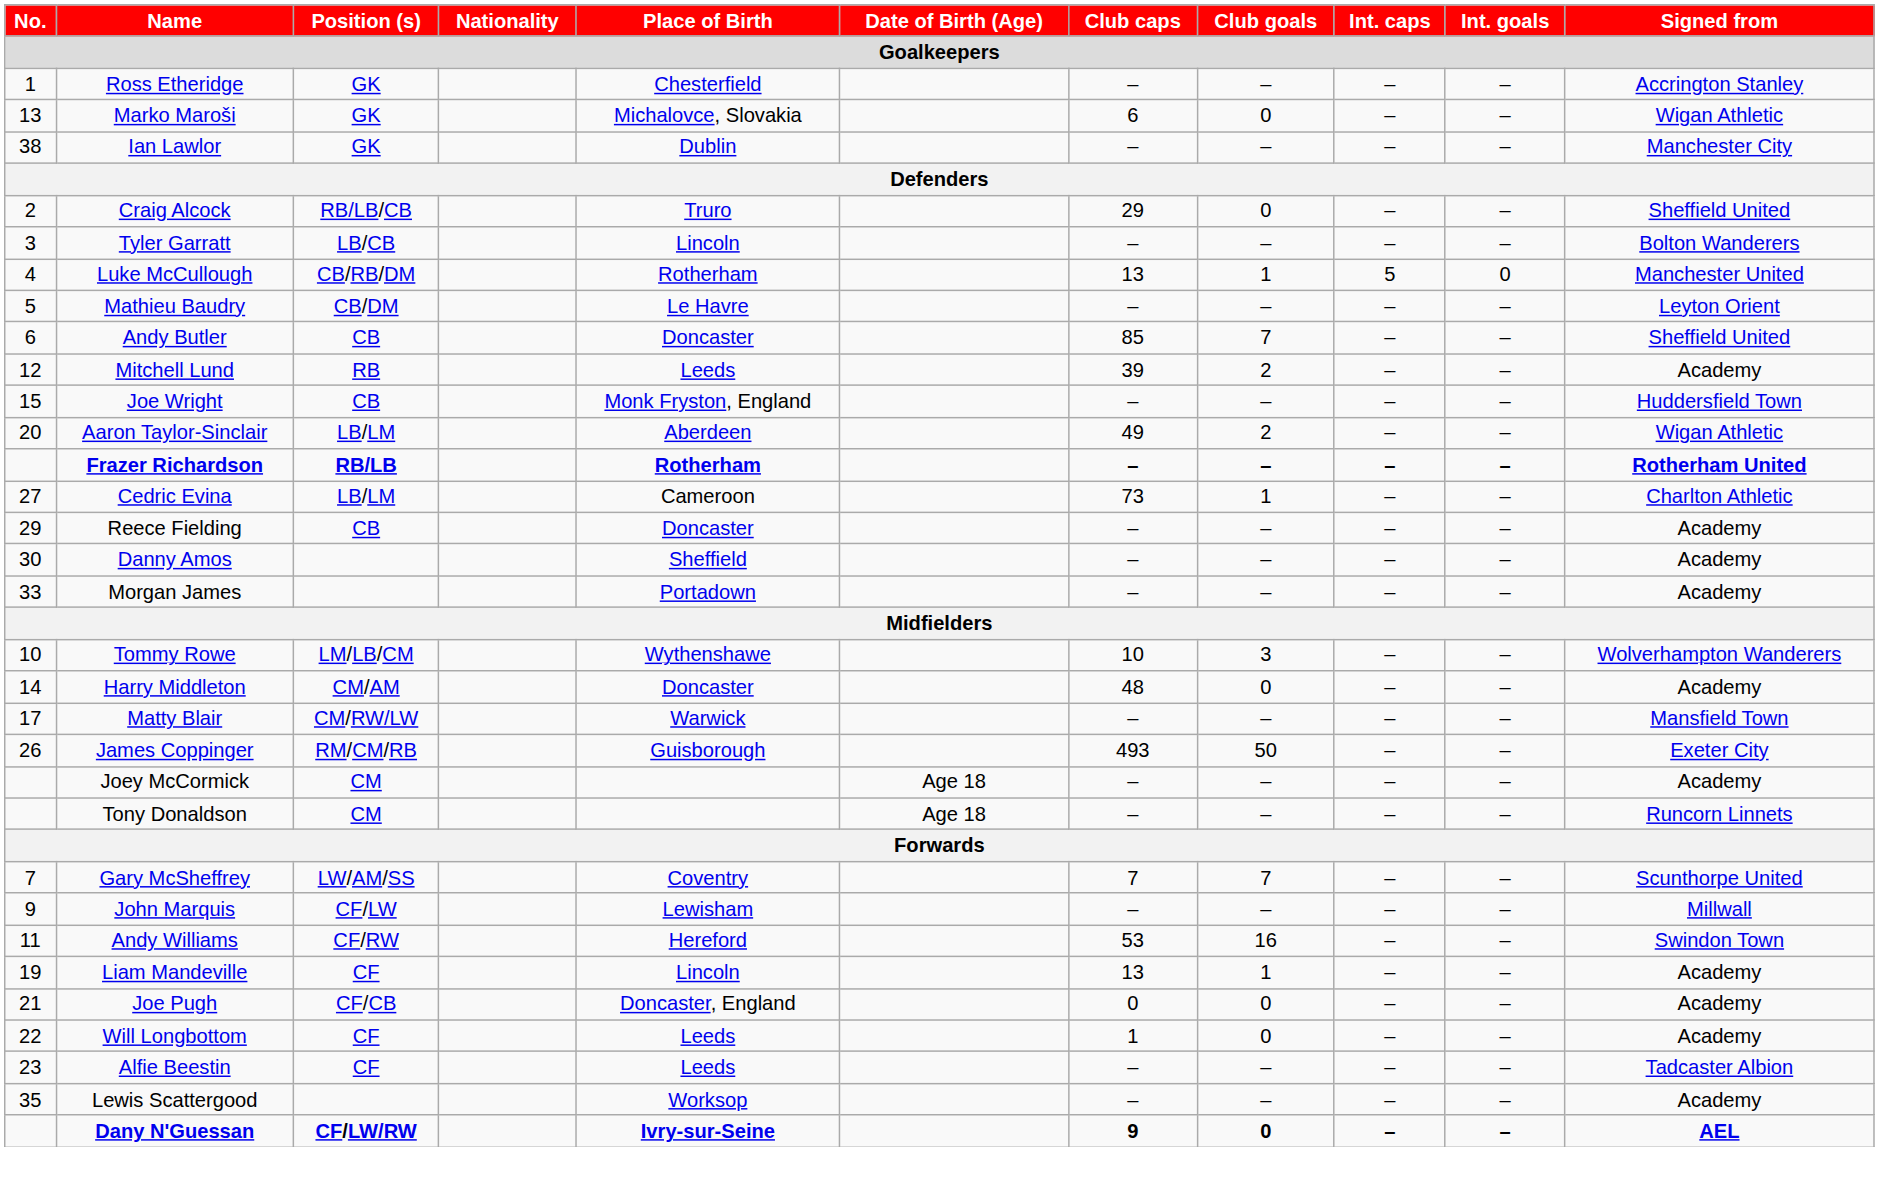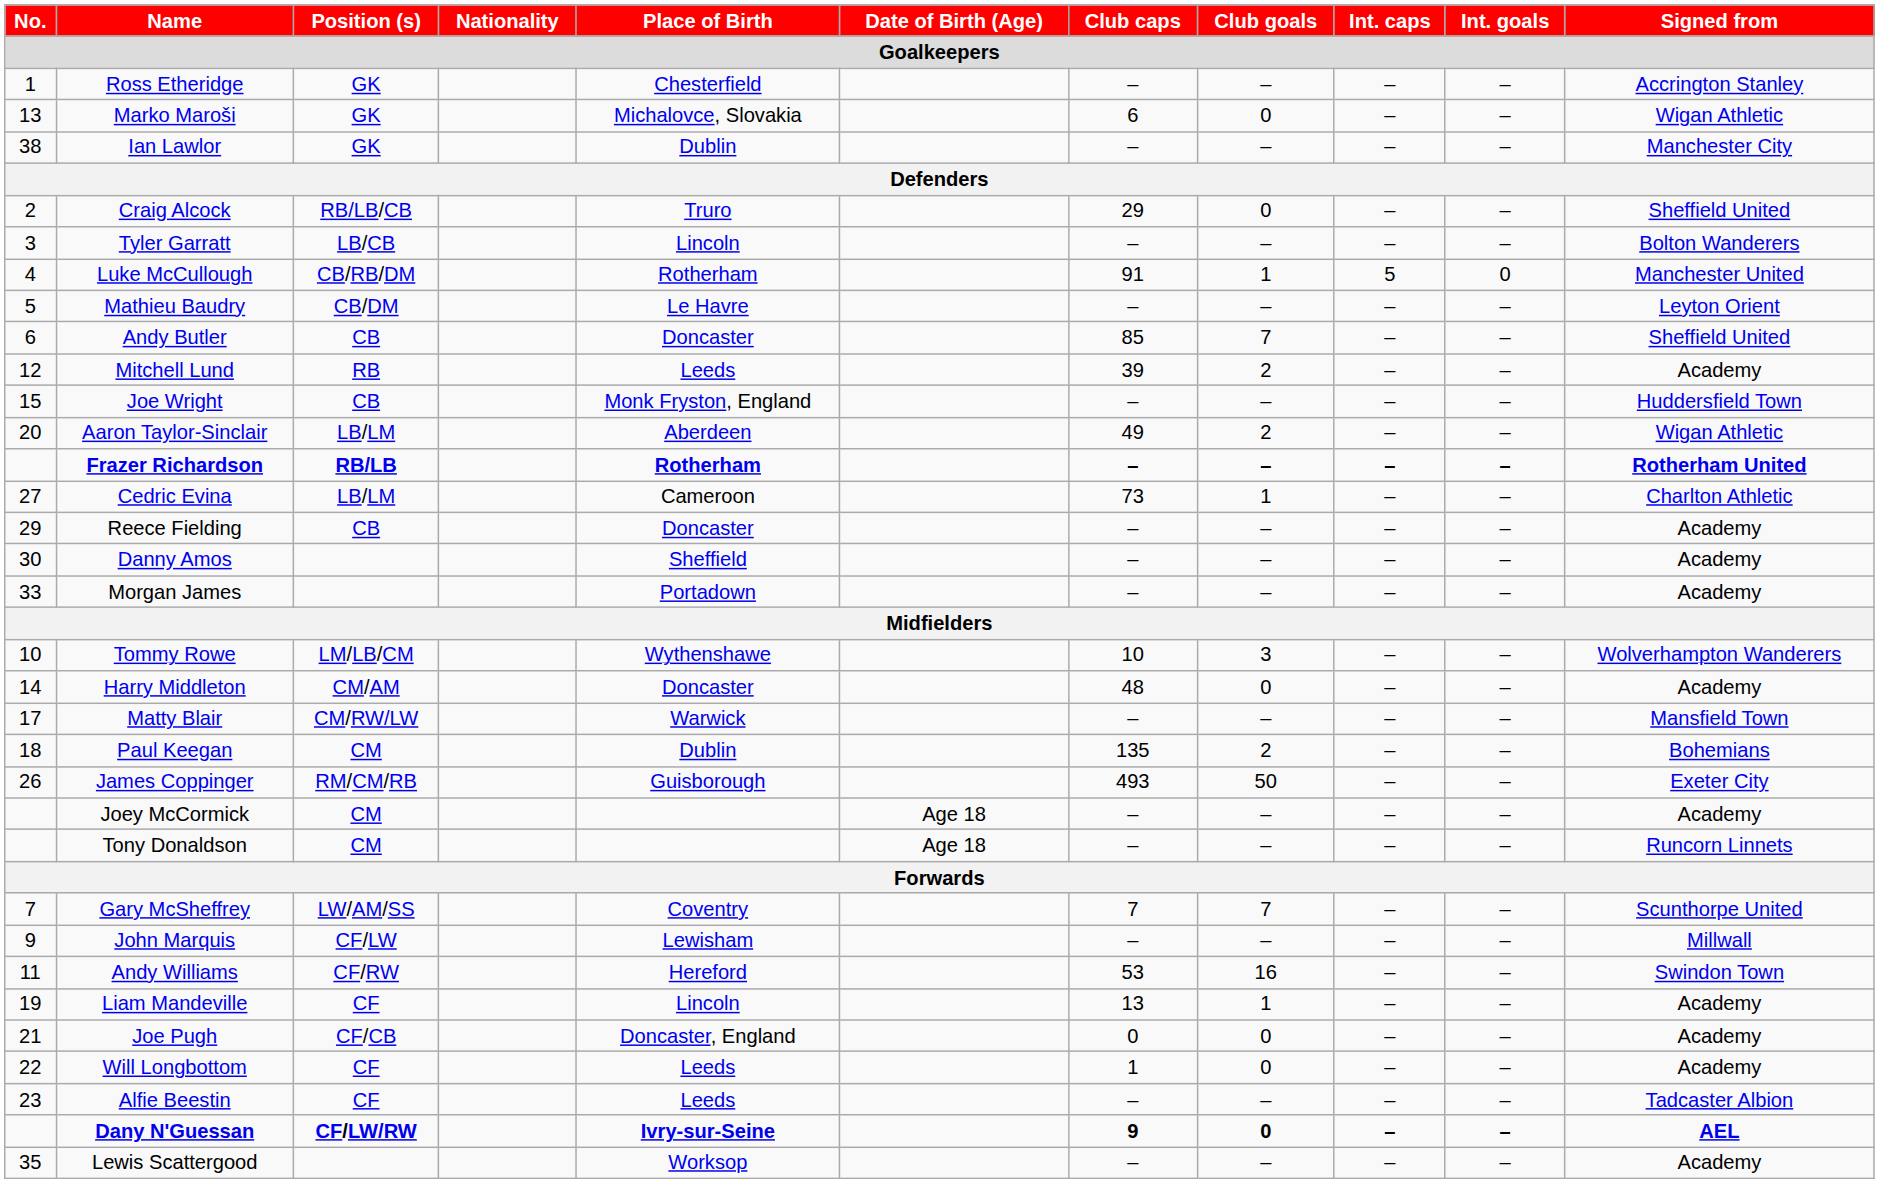(1133, 274) 13 -> (1133, 274) 91
+ row: (175, 750)
rows swapped: (175, 1099) <-> (175, 1131)
